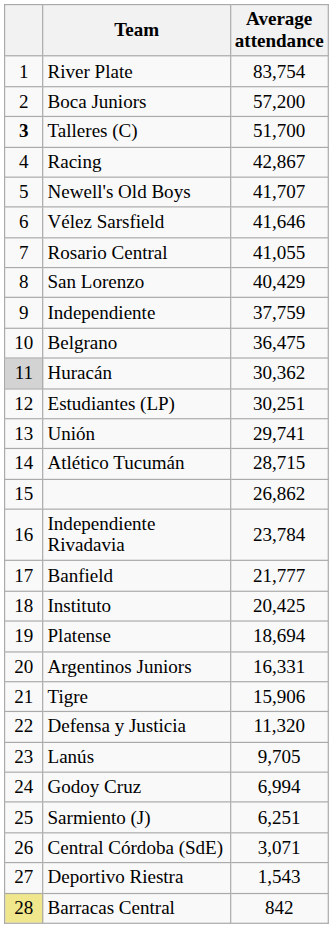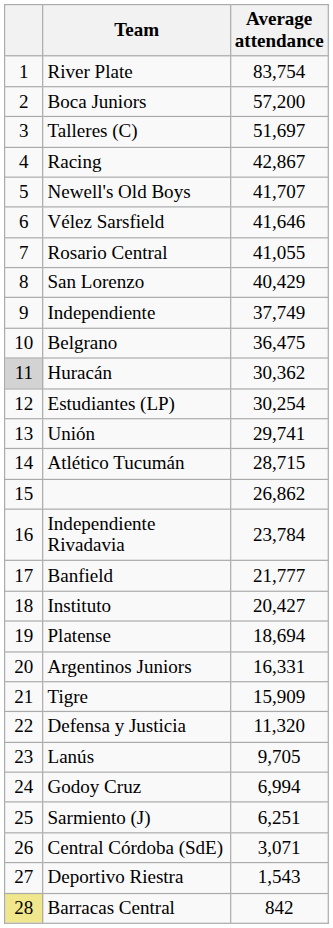(24, 131) bold -> (24, 131) normal
(279, 131) 51,700 -> (279, 131) 51,697
(279, 312) 37,759 -> (279, 312) 37,749
(279, 403) 30,251 -> (279, 403) 30,254
(279, 605) 20,425 -> (279, 605) 20,427
(279, 696) 15,906 -> (279, 696) 15,909
